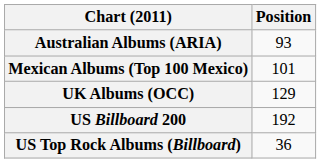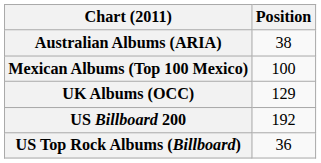(284, 42) 93 -> (284, 42) 38
(284, 68) 101 -> (284, 68) 100
